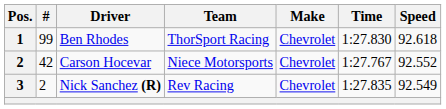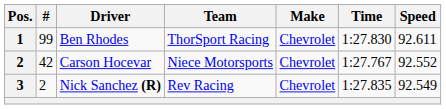(418, 39) 92.618 -> (417, 39) 92.611
